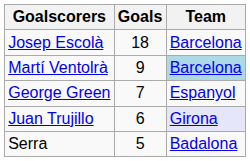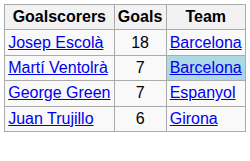(140, 67) 9 -> (140, 67) 7
(194, 118) lavender background -> (194, 118) no background
- row: (28, 144)
